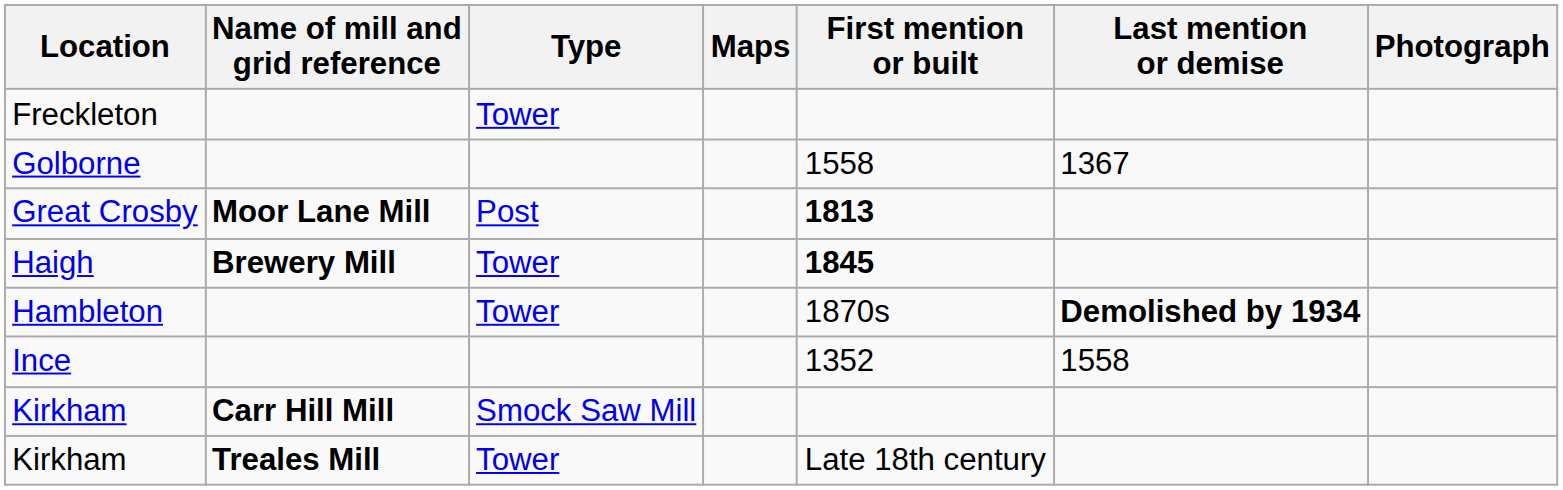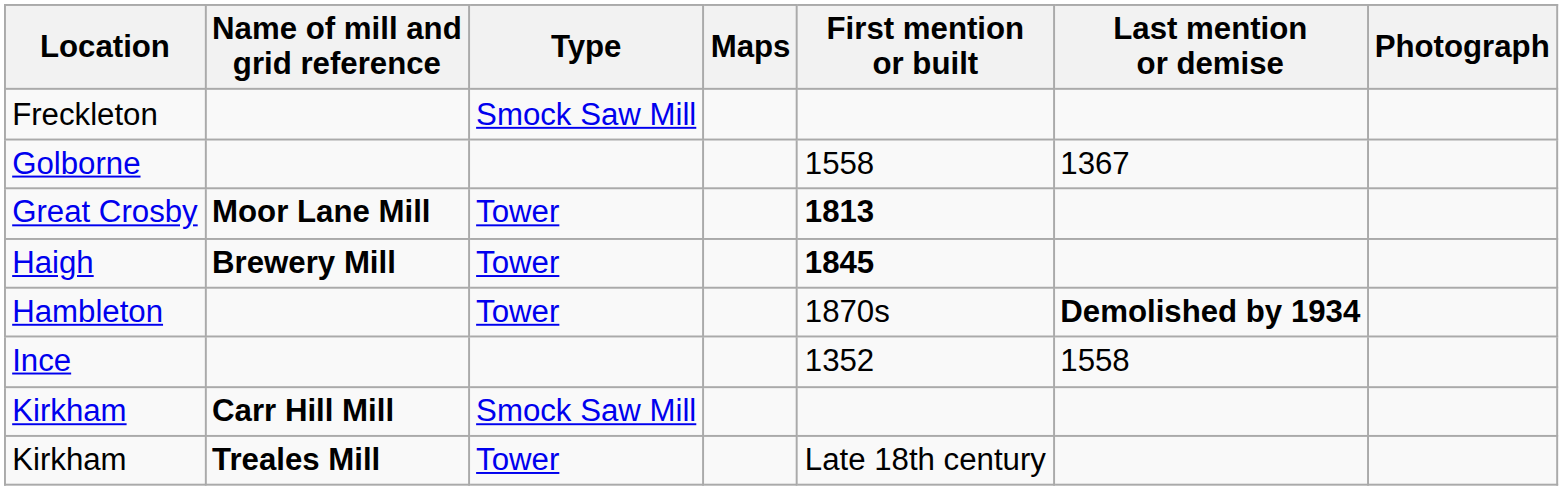(518, 113) Tower -> (586, 113) Smock Saw Mill
(507, 212) Post -> (518, 212) Tower
